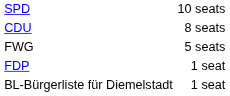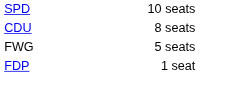- row: (88, 85)
